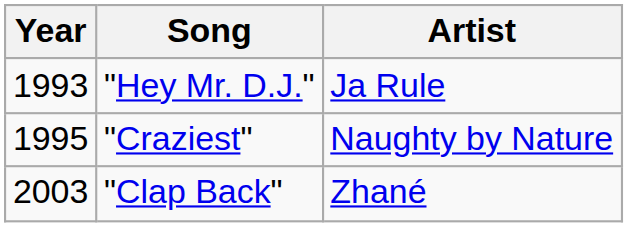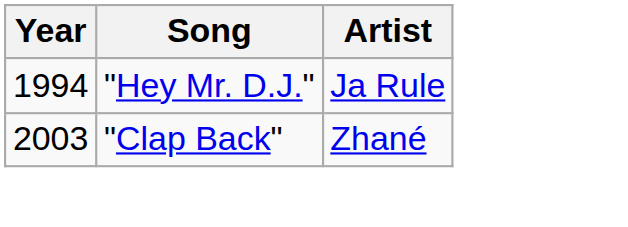(51, 85) 1993 -> (51, 85) 1994
- row: (178, 138)
